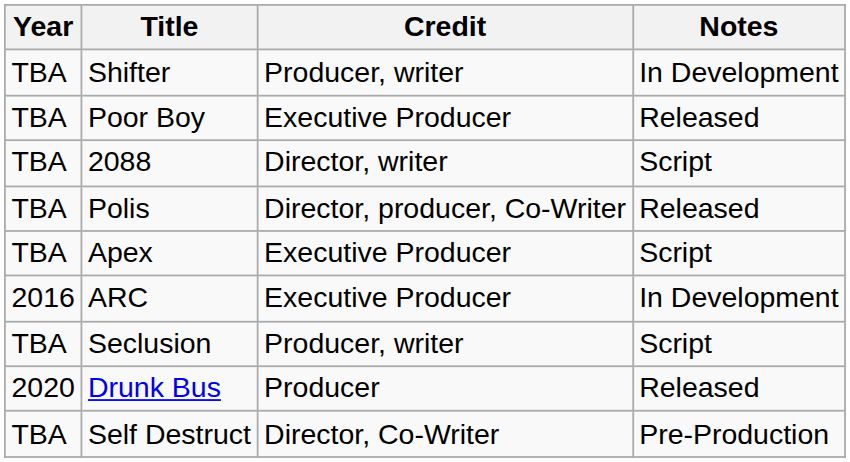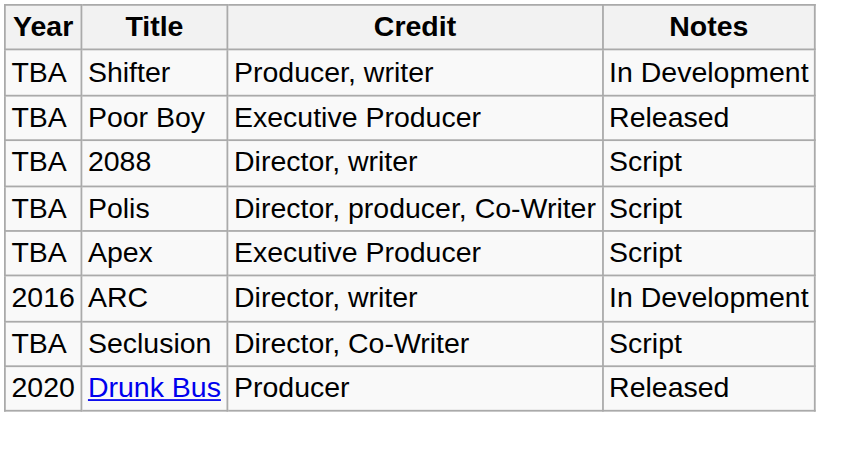(699, 207) Released -> (645, 207) Script
(388, 298) Executive Producer -> (326, 298) Director, writer
(364, 343) Producer, writer -> (352, 343) Director, Co-Writer
- row: (169, 433)
